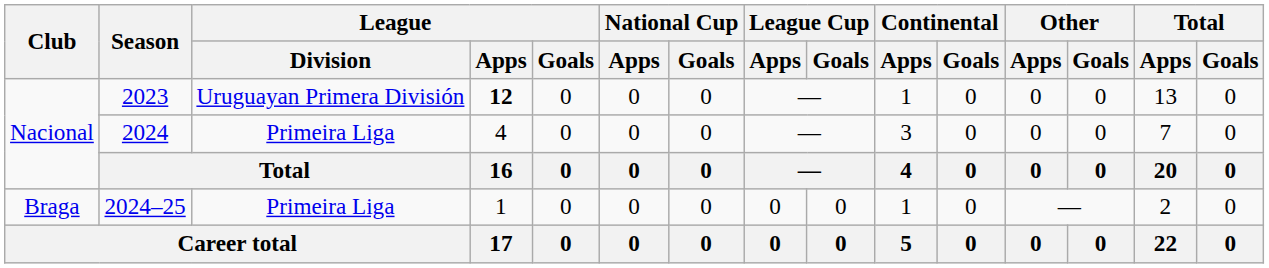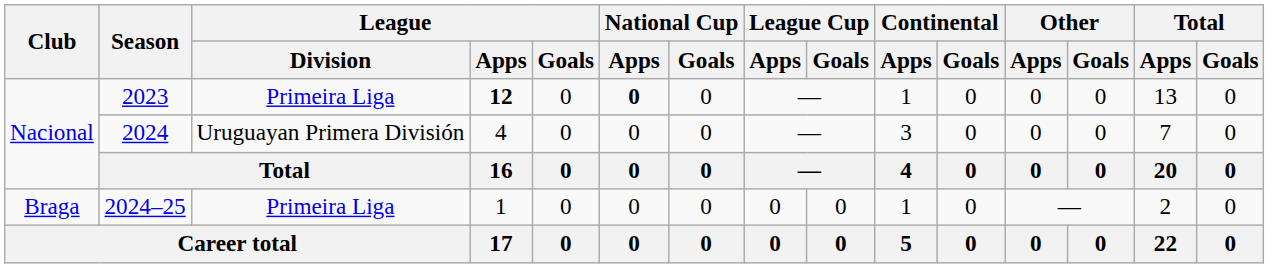(330, 96) Uruguayan Primera División -> (330, 96) Primeira Liga
(634, 96) normal -> (634, 96) bold
(330, 133) Primeira Liga -> (330, 133) Uruguayan Primera División
